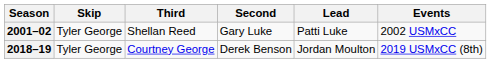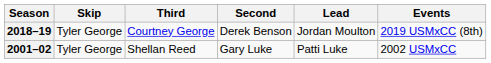rows swapped: (29, 31) <-> (29, 49)
